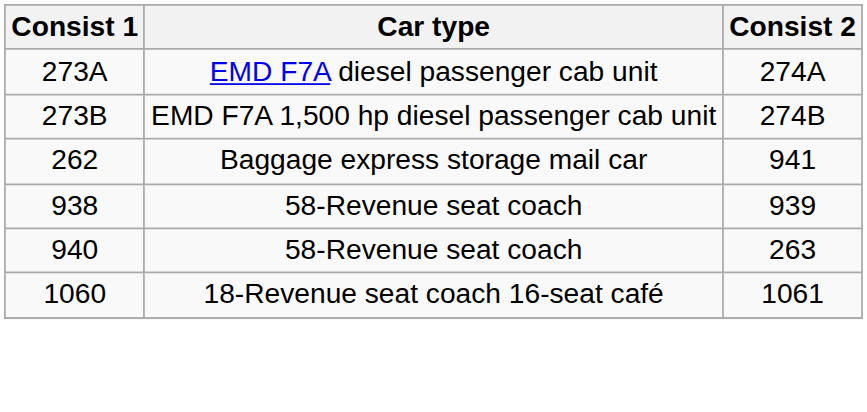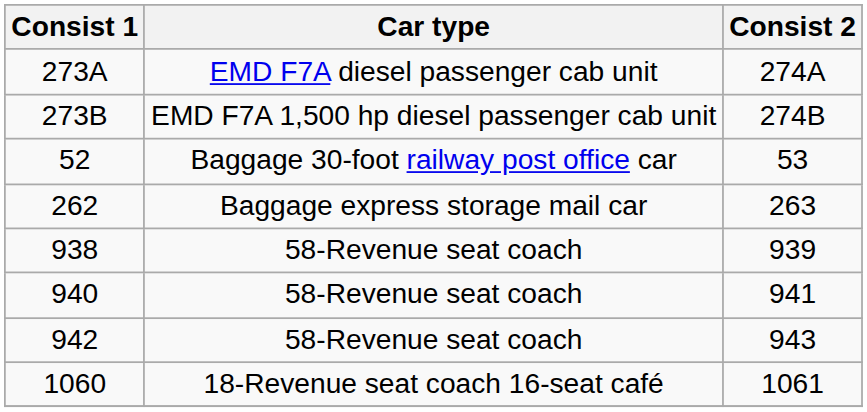+ row: (75, 160)
(793, 160) 941 -> (793, 205) 263
(793, 250) 263 -> (793, 294) 941
+ row: (75, 339)
